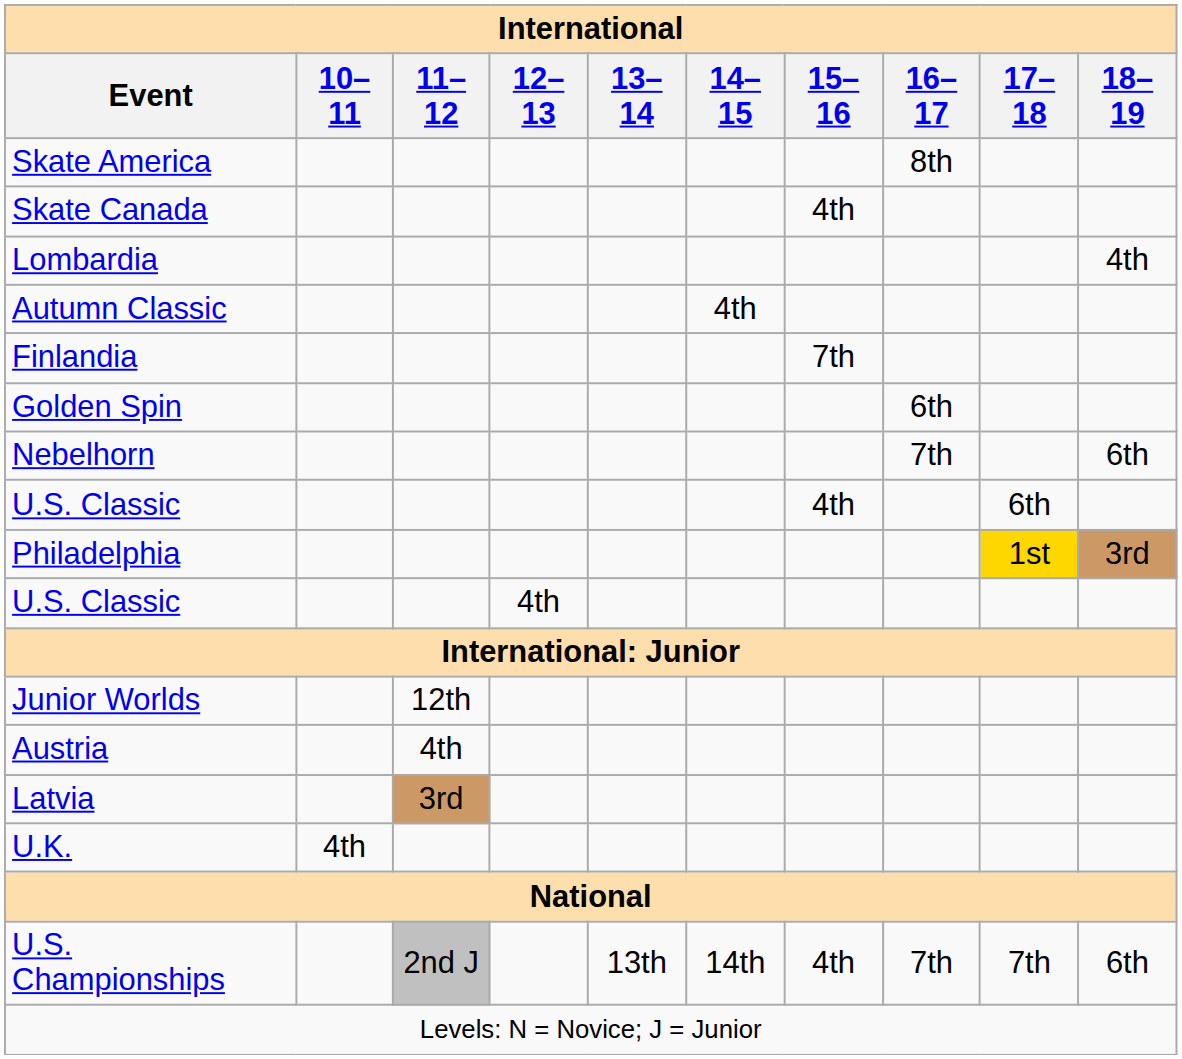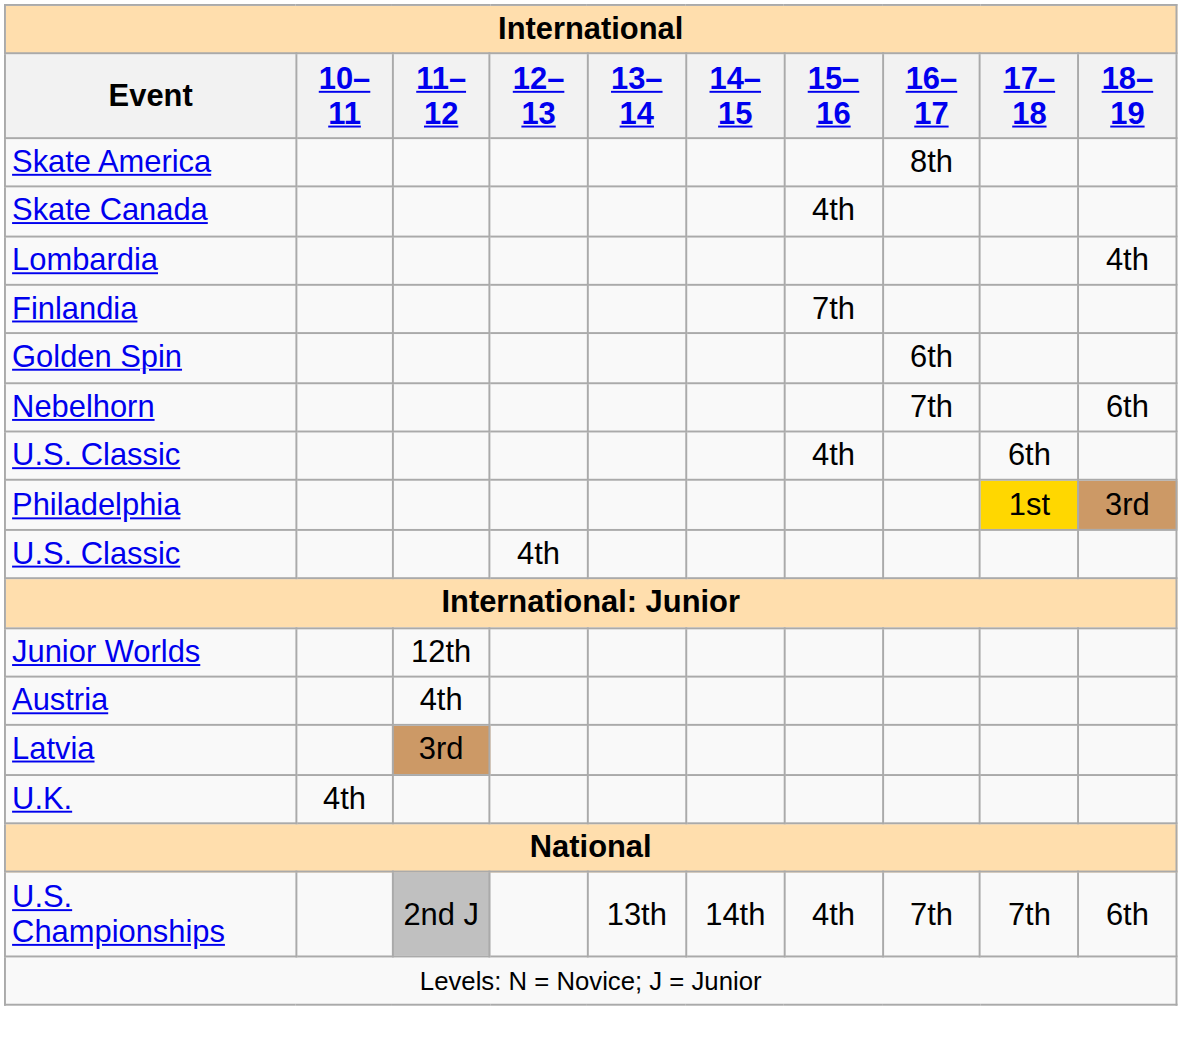- row: (119, 308)
